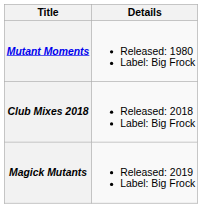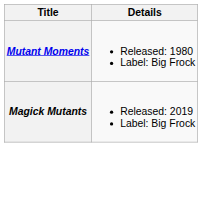- row: (48, 112)
